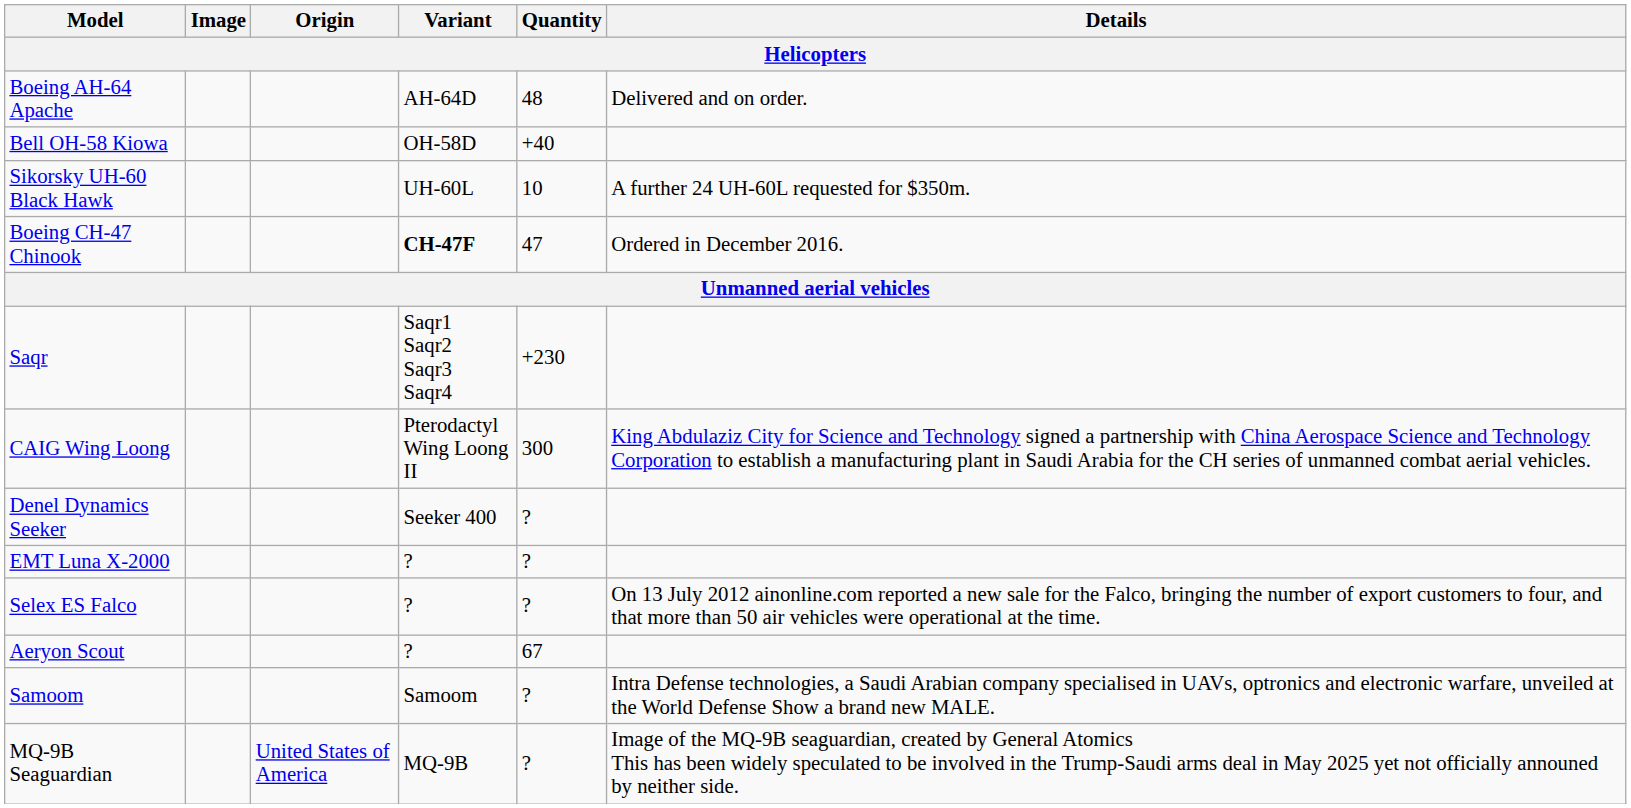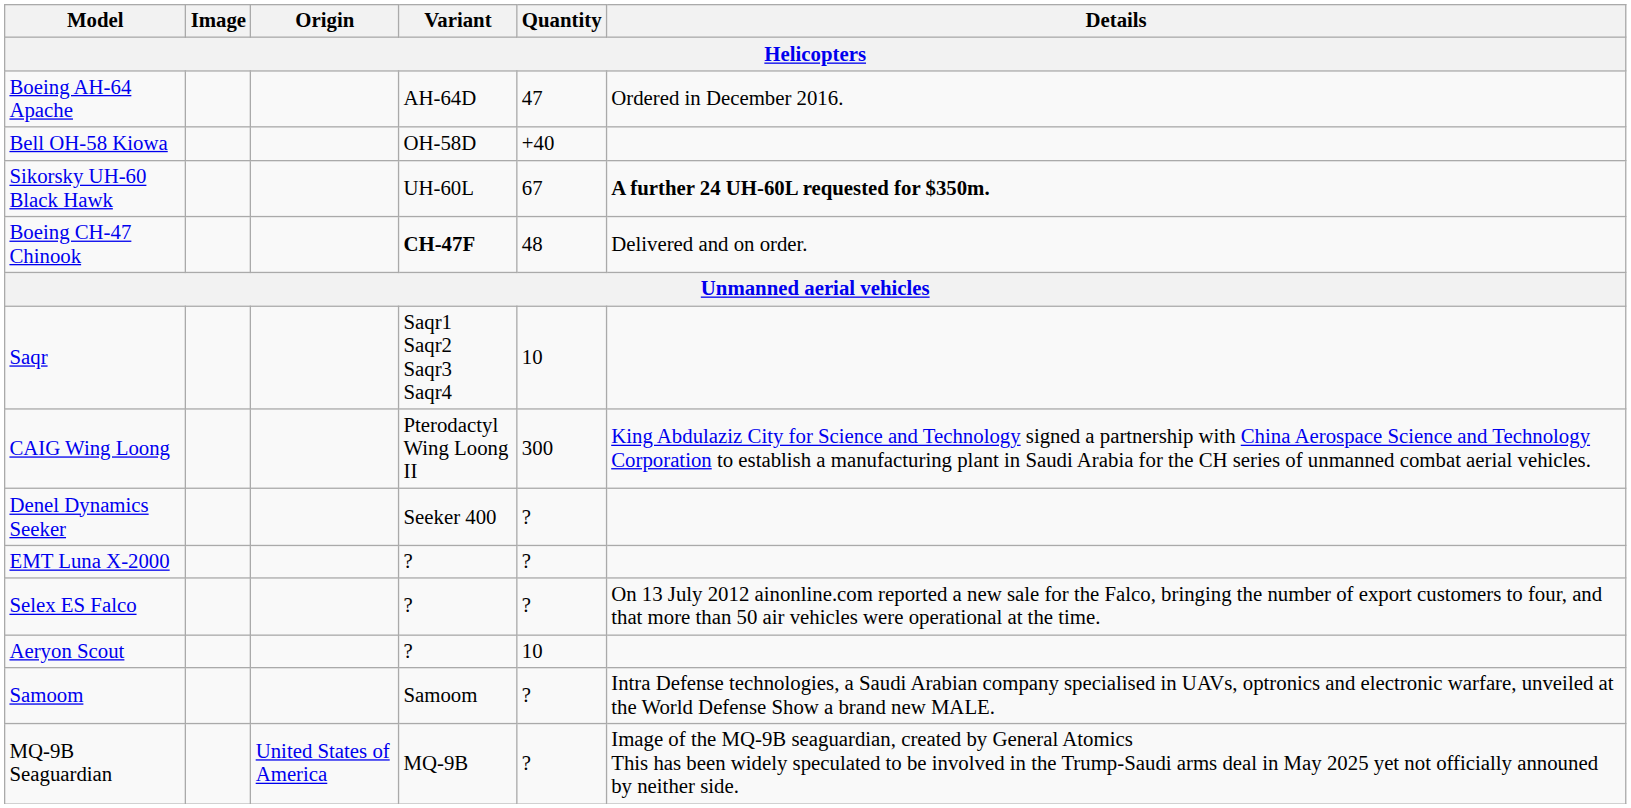(532, 98) 48 -> (532, 98) 47
(709, 98) Delivered and on order. -> (727, 98) Ordered in December 2016.
(532, 188) 10 -> (532, 188) 67
(791, 188) normal -> (800, 188) bold
(532, 244) 47 -> (532, 244) 48
(727, 244) Ordered in December 2016. -> (709, 244) Delivered and on order.
(543, 357) +230 -> (532, 357) 10
(532, 650) 67 -> (532, 650) 10
